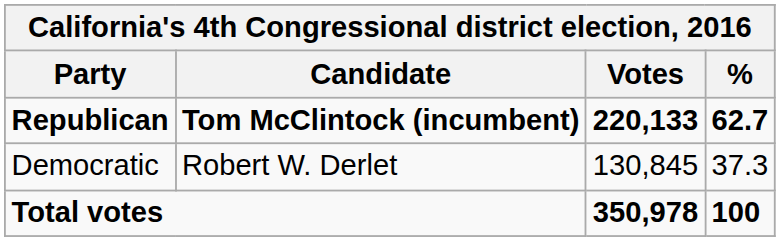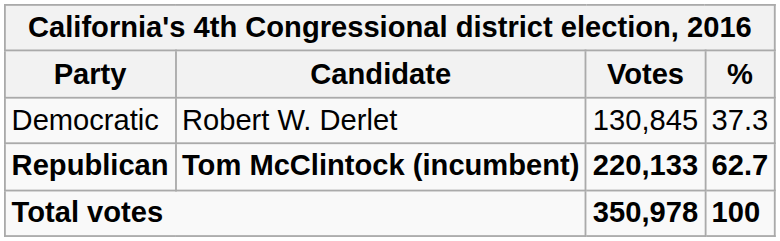rows swapped: (90, 119) <-> (85, 166)
